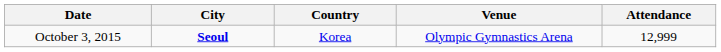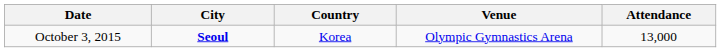(659, 36) 12,999 -> (659, 36) 13,000
